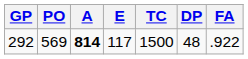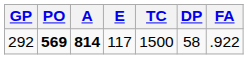(54, 41) normal -> (54, 41) bold
(192, 41) 48 -> (192, 41) 58
